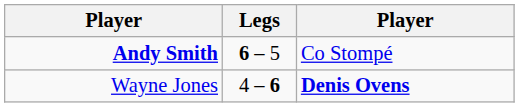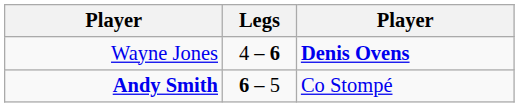rows swapped: (165, 53) <-> (165, 85)
